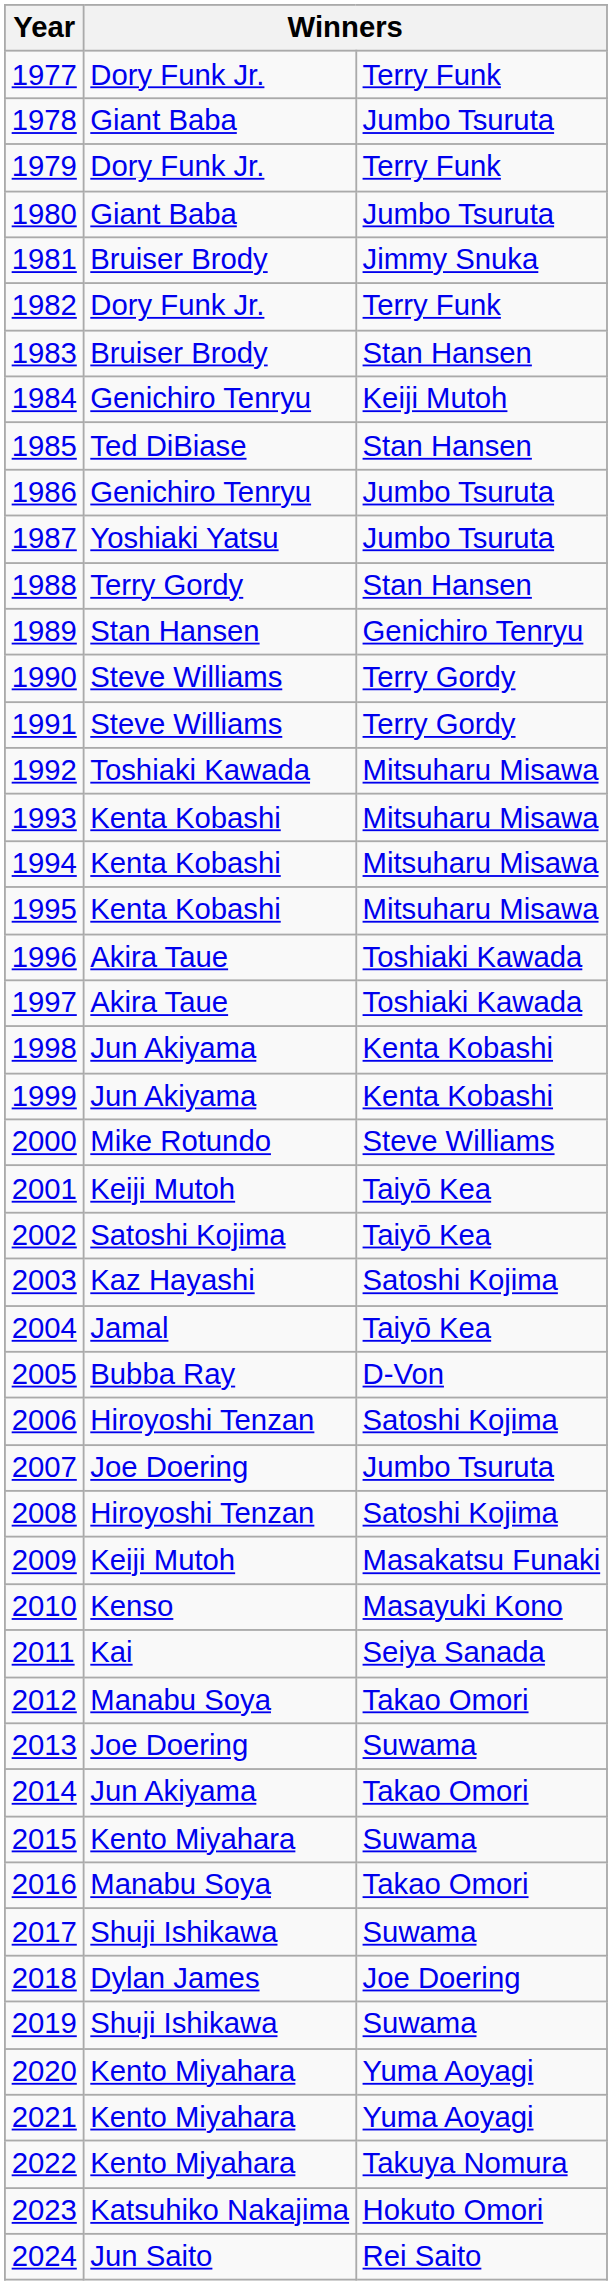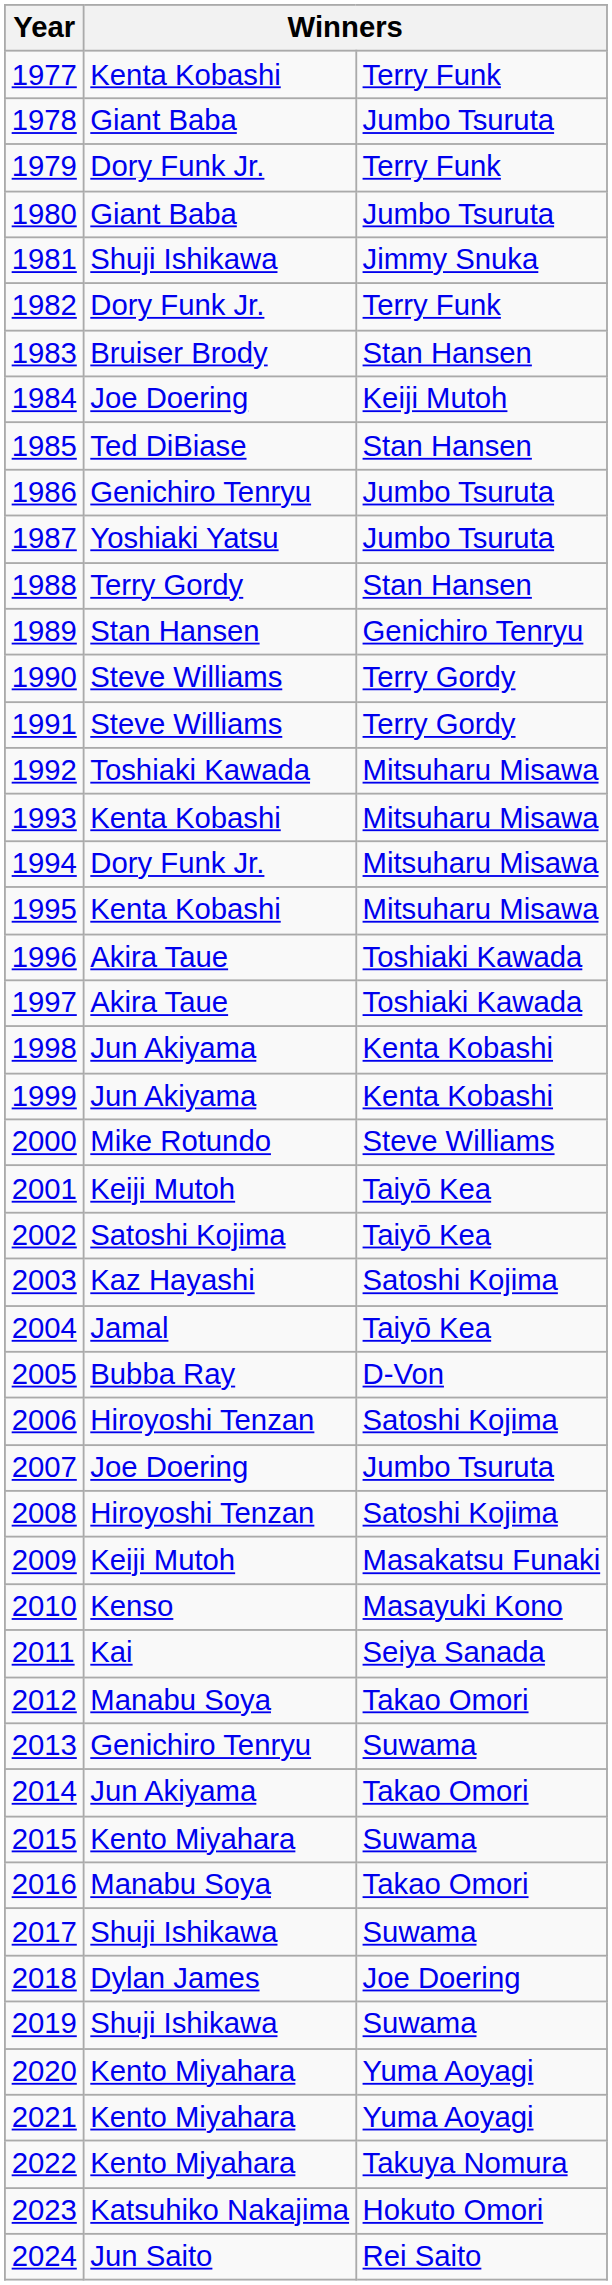(177, 74) Dory Funk Jr. -> (186, 74) Kenta Kobashi
(179, 259) Bruiser Brody -> (184, 259) Shuji Ishikawa
(201, 399) Genichiro Tenryu -> (169, 399) Joe Doering
(186, 863) Kenta Kobashi -> (177, 863) Dory Funk Jr.
(169, 1745) Joe Doering -> (201, 1745) Genichiro Tenryu
